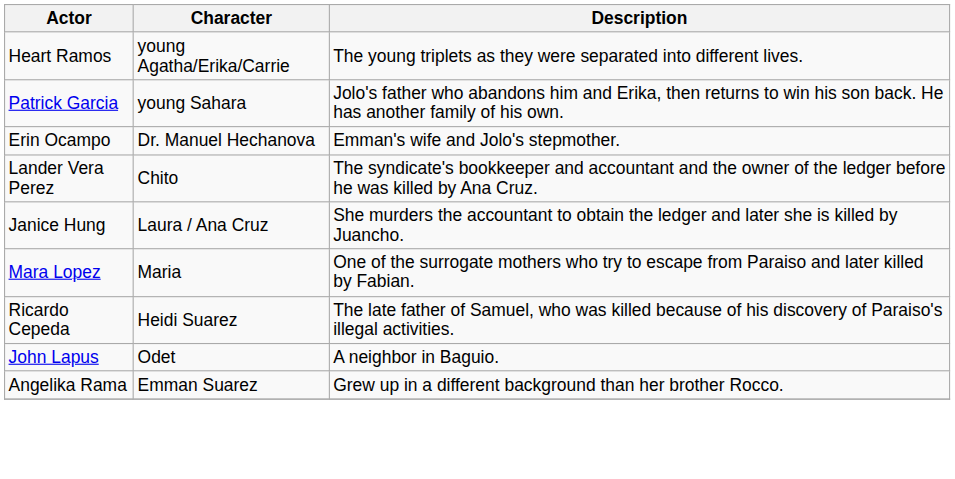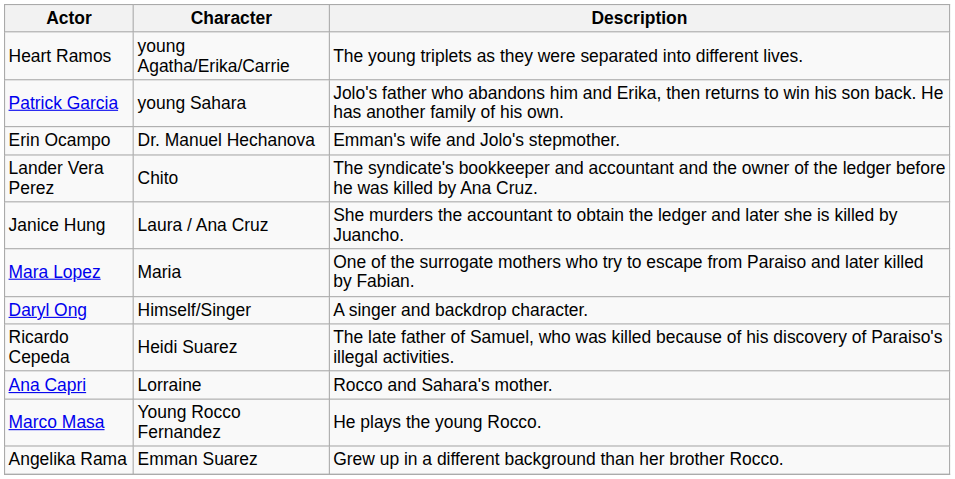+ row: (48, 310)
- row: (54, 357)
+ row: (47, 384)
+ row: (57, 422)
